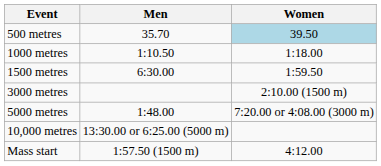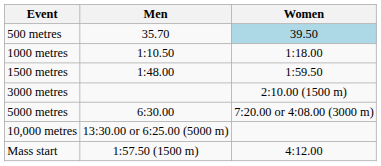(156, 72) 6:30.00 -> (156, 72) 1:48.00
(156, 111) 1:48.00 -> (156, 111) 6:30.00
